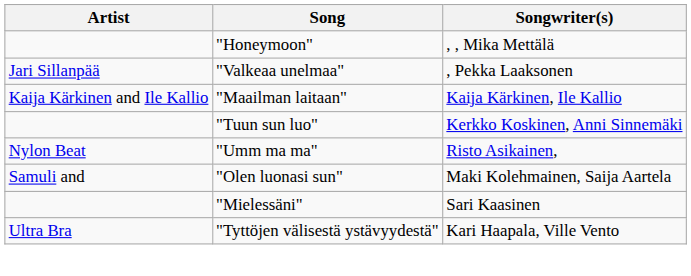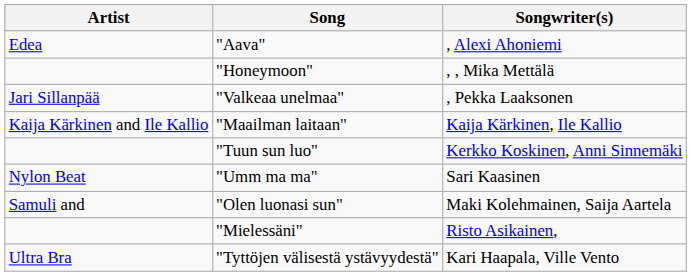+ row: (241, 44)
(502, 151) Risto Asikainen, -> (493, 177) Sari Kaasinen
(493, 204) Sari Kaasinen -> (502, 230) Risto Asikainen,
